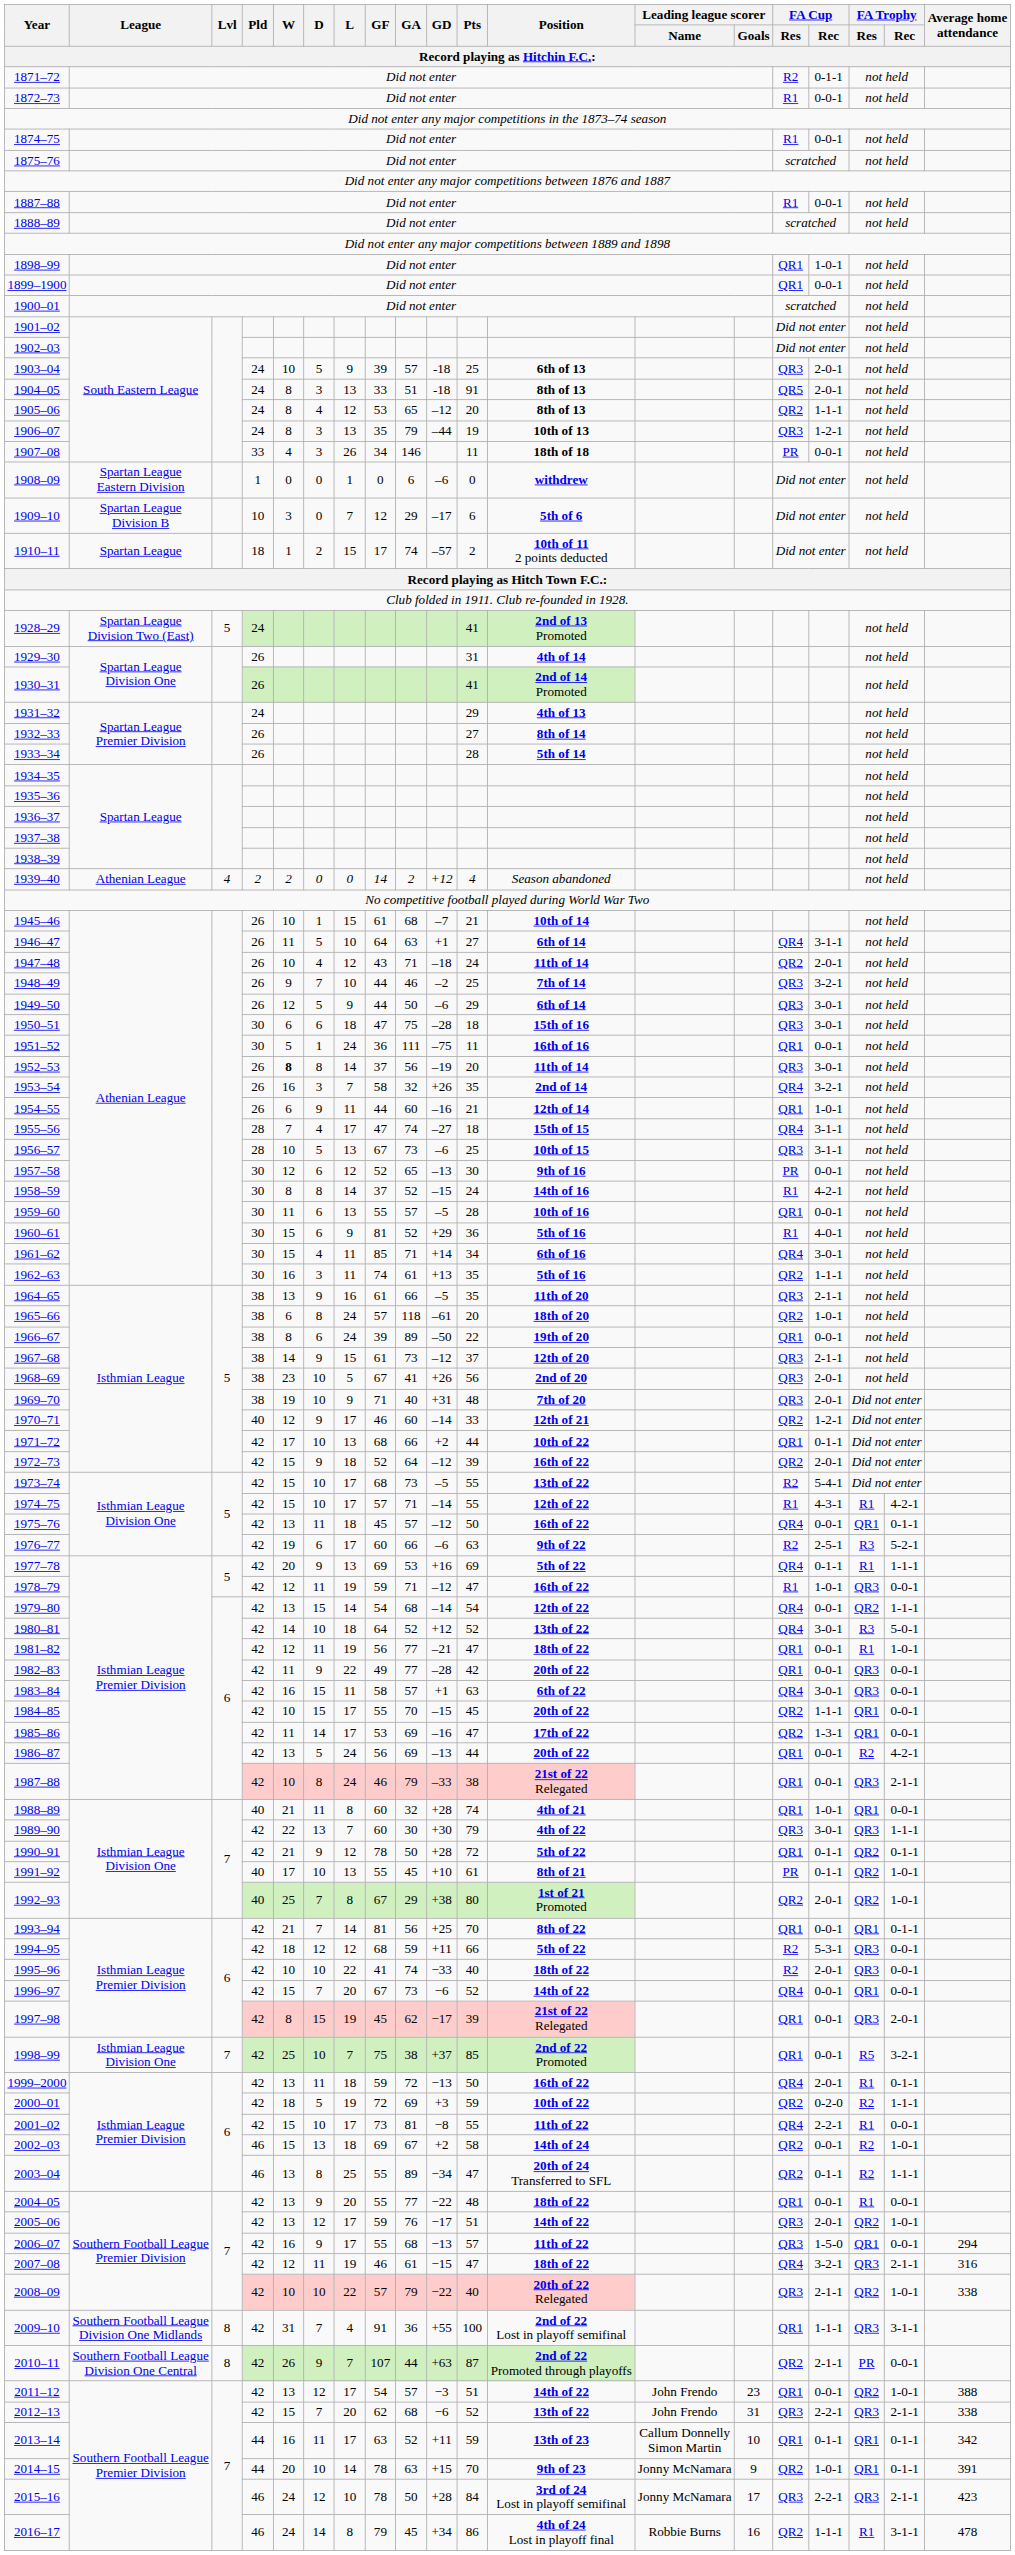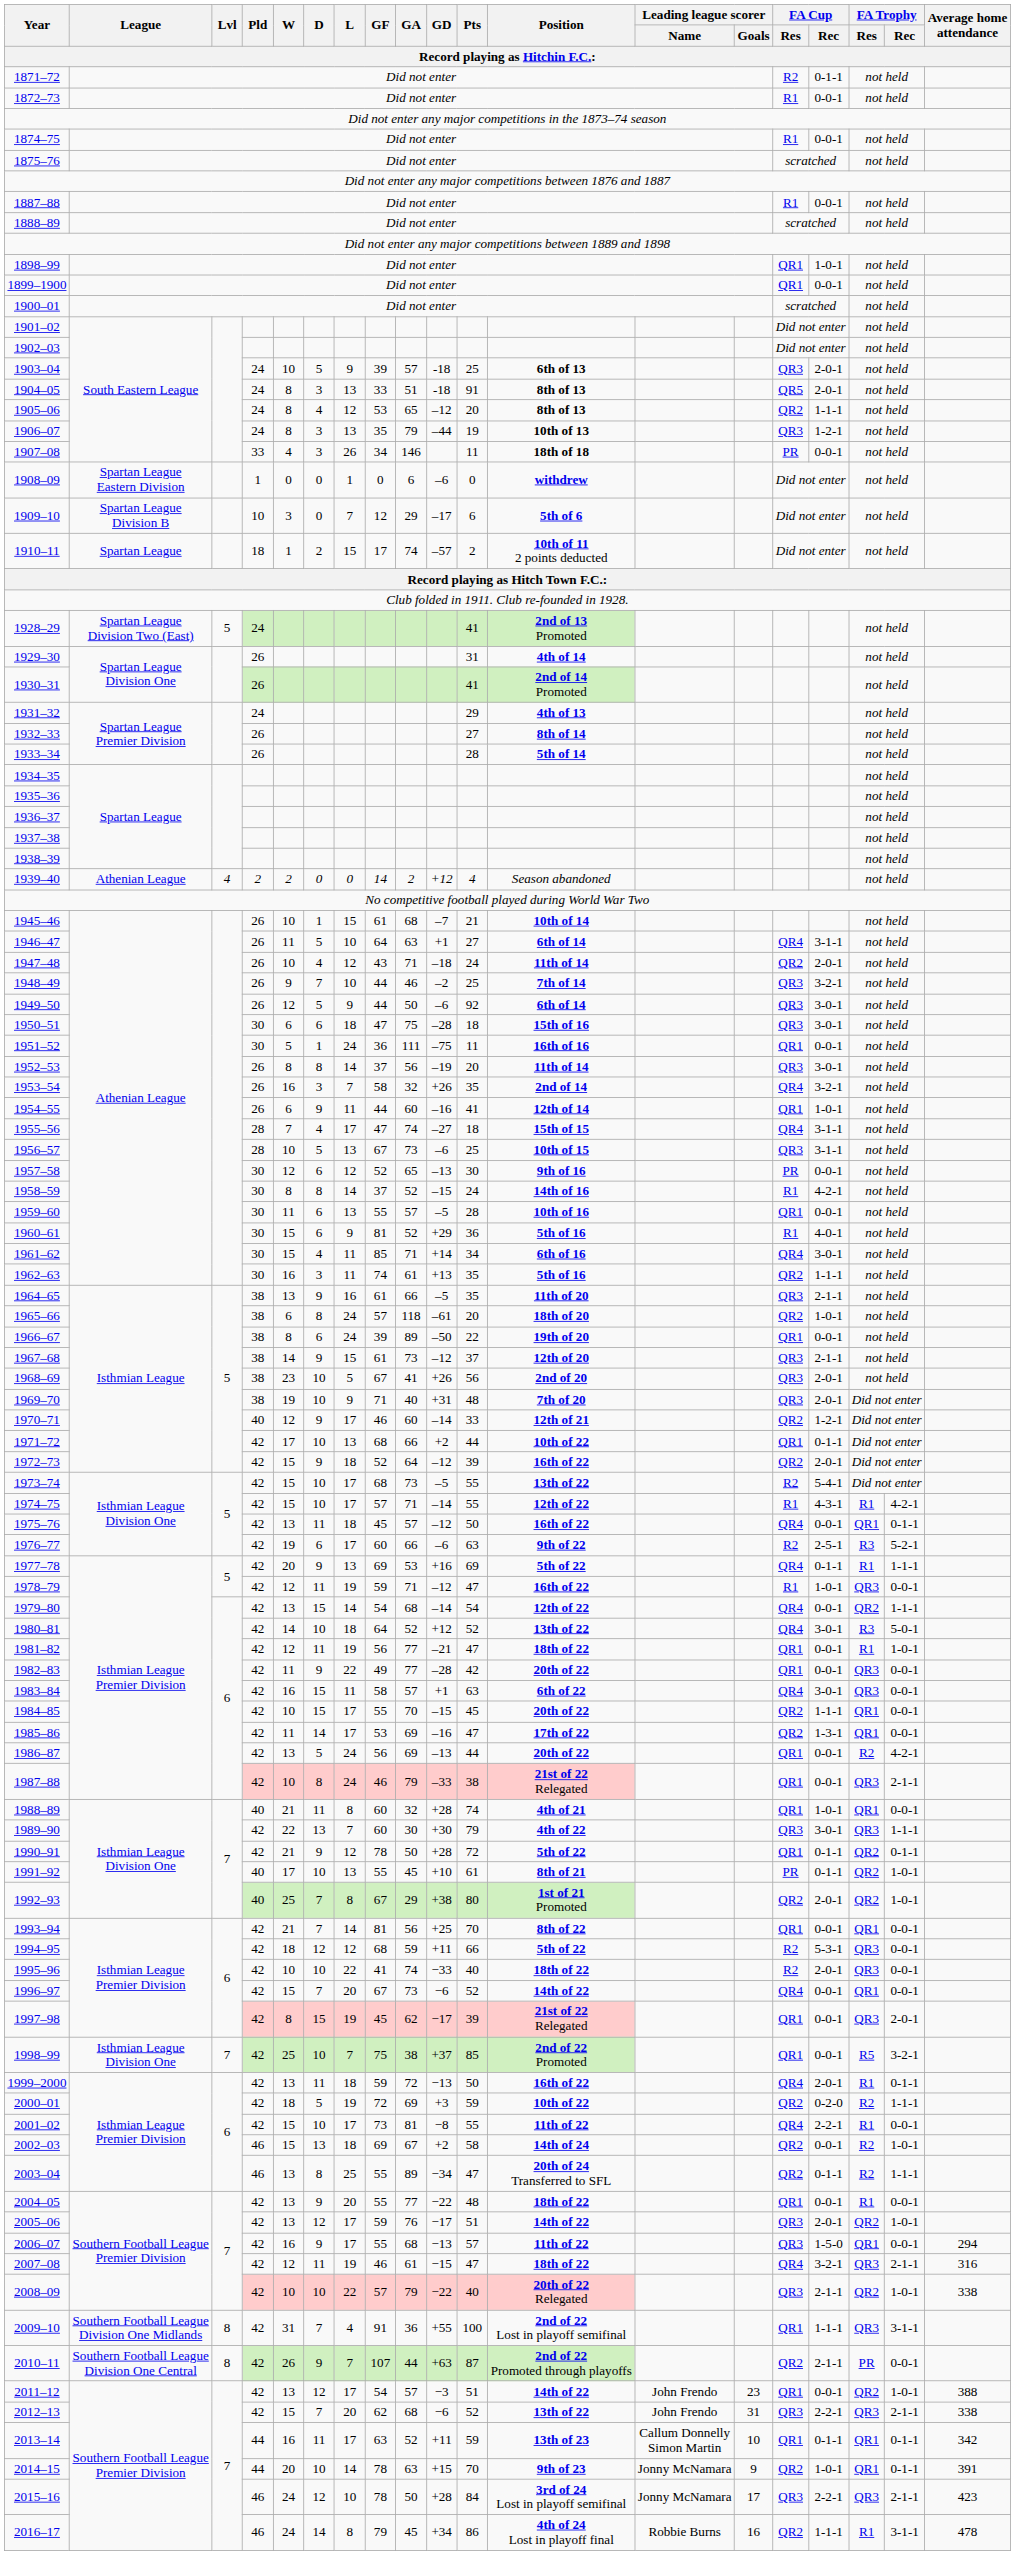(472, 1004) 29 -> (472, 1004) 92
(288, 1066) bold -> (288, 1066) normal
(472, 1108) 21 -> (472, 1108) 41
(905, 1928) 0-1-1 -> (905, 1928) 0-0-1
